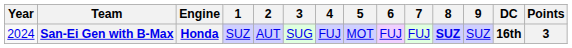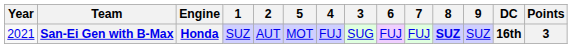columns swapped: (299, 14) <-> (360, 14)
(21, 34) 2024 -> (21, 34) 2021
